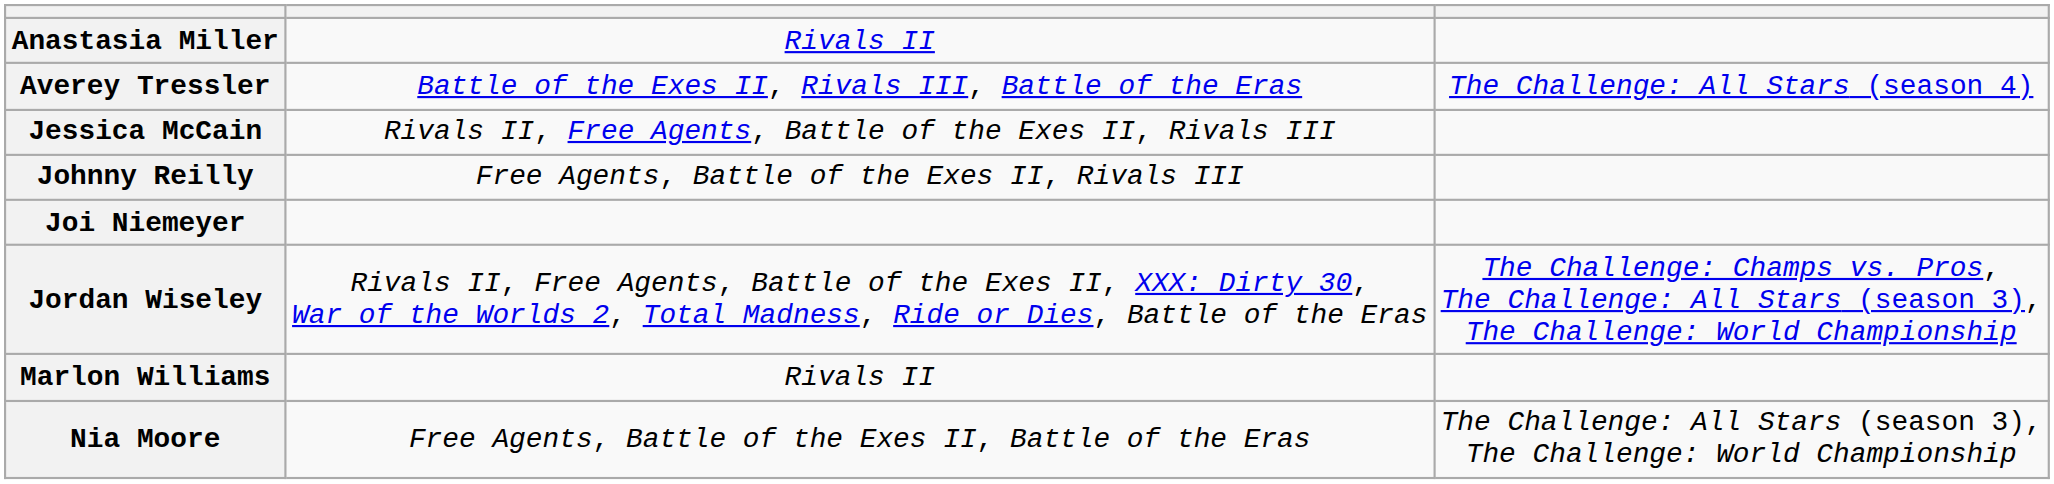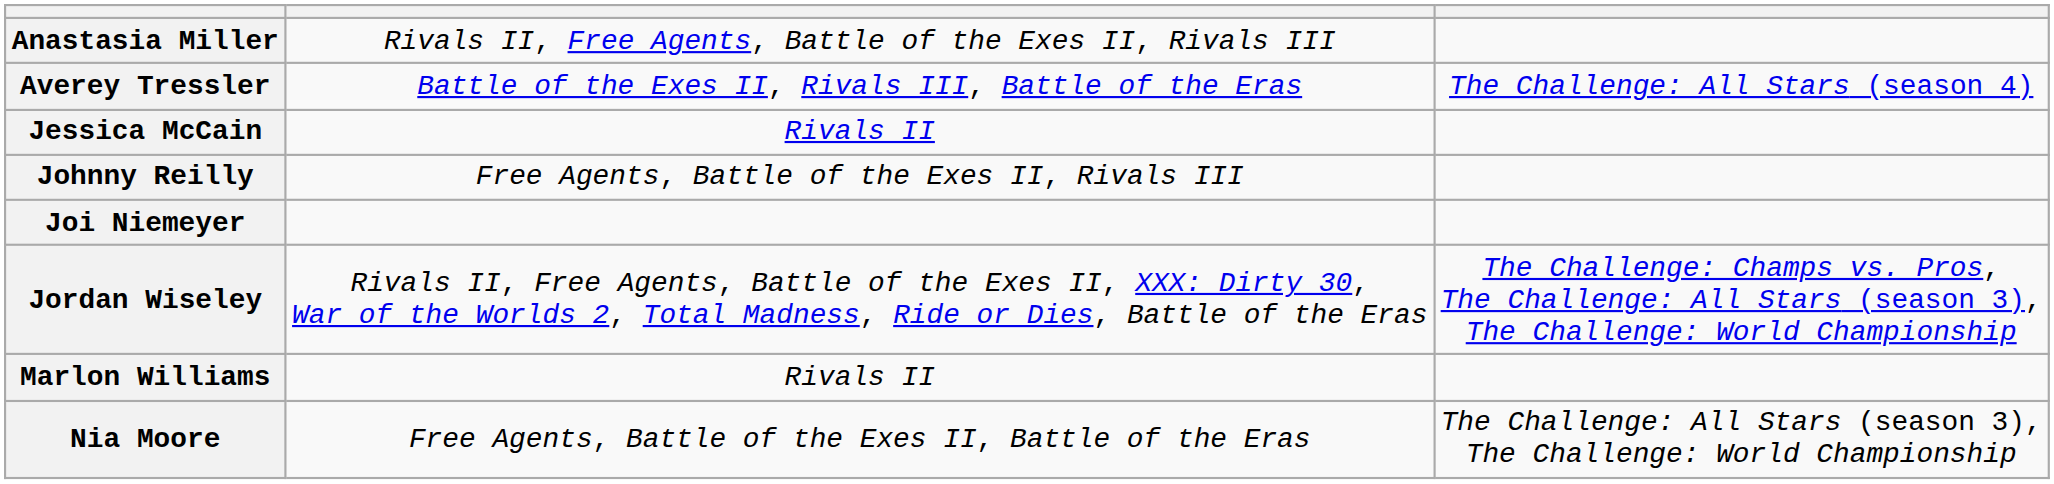(860, 41) Rivals II -> (860, 41) Rivals II, Free Agents, Battle of the Exes II, Rivals III
(860, 132) Rivals II, Free Agents, Battle of the Exes II, Rivals III -> (860, 132) Rivals II
